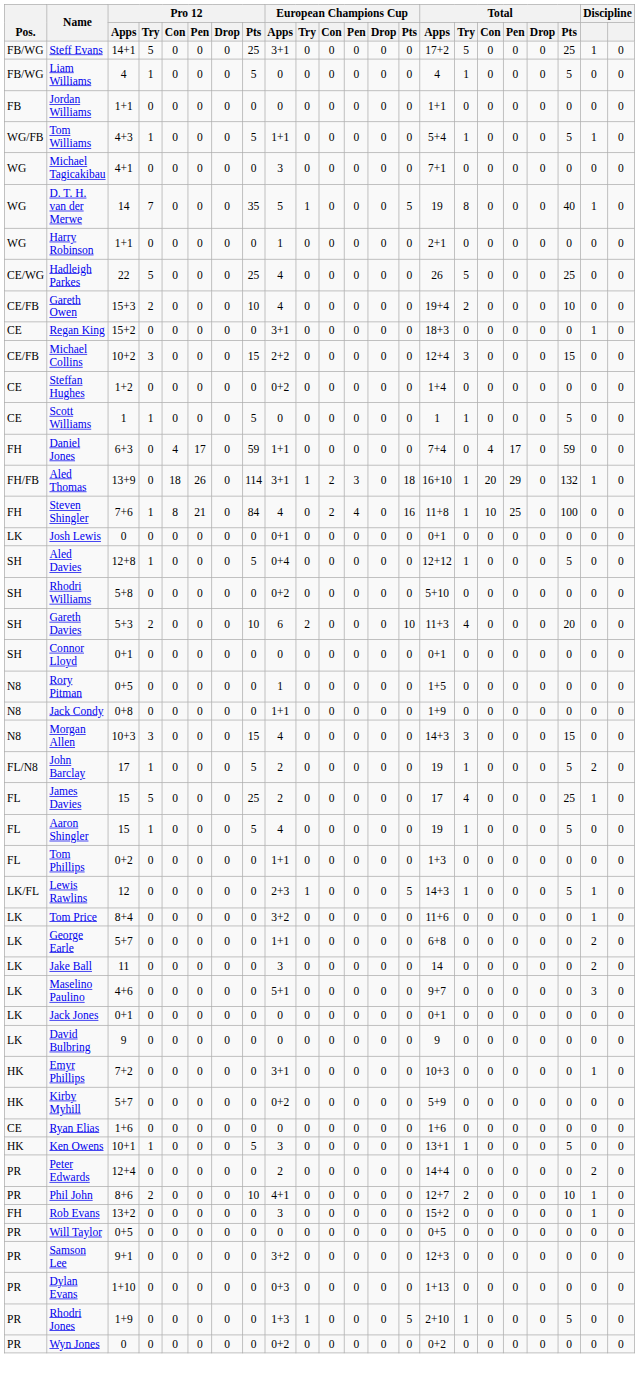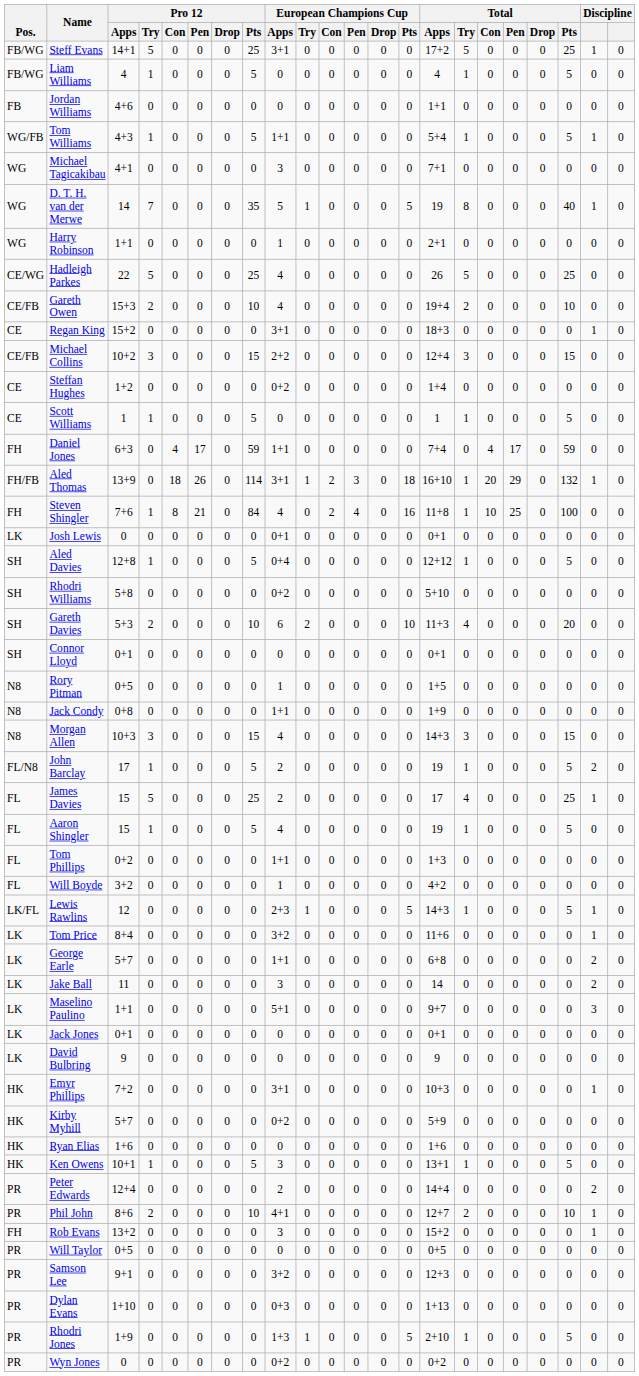(124, 106) 1+1 -> (124, 106) 4+6
+ row: (76, 885)
(124, 991) 4+6 -> (124, 1009) 1+1
(14, 1127) CE -> (15, 1146) HK
